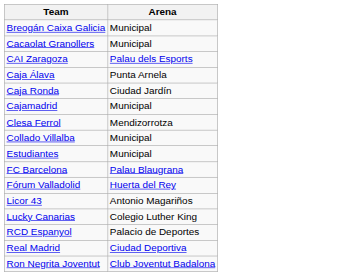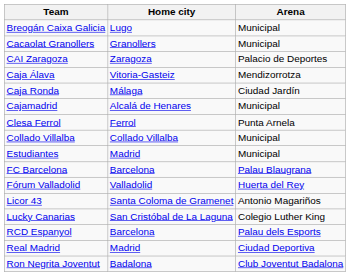+ column: (172, 12)
(151, 59) Palau dels Esports -> (283, 59) Palacio de Deportes
(138, 75) Punta Arnela -> (269, 75) Mendizorrotza
(141, 122) Mendizorrotza -> (266, 122) Punta Arnela
(155, 232) Palacio de Deportes -> (279, 232) Palau dels Esports
